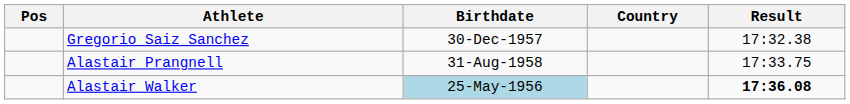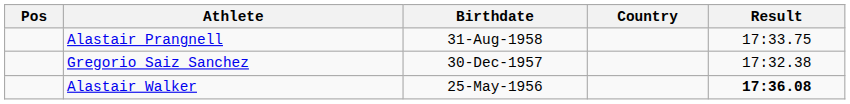rows swapped: (158, 40) <-> (145, 63)
(495, 87) lightblue background -> (495, 87) no background
